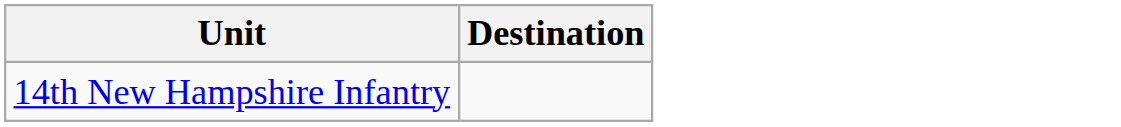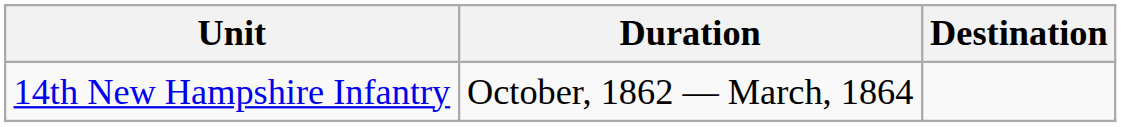+ column: (690, 33)
